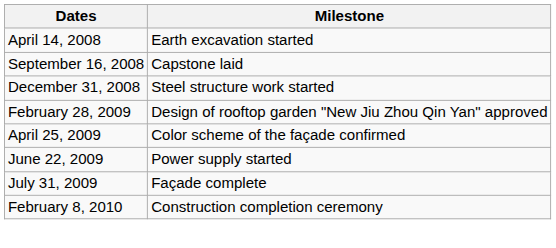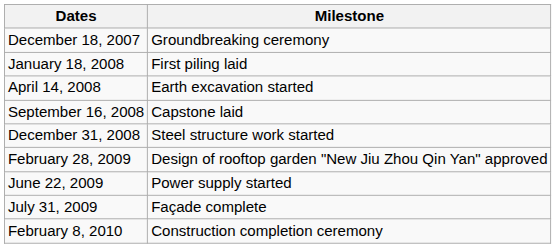+ row: (74, 40)
+ row: (66, 64)
- row: (54, 135)
